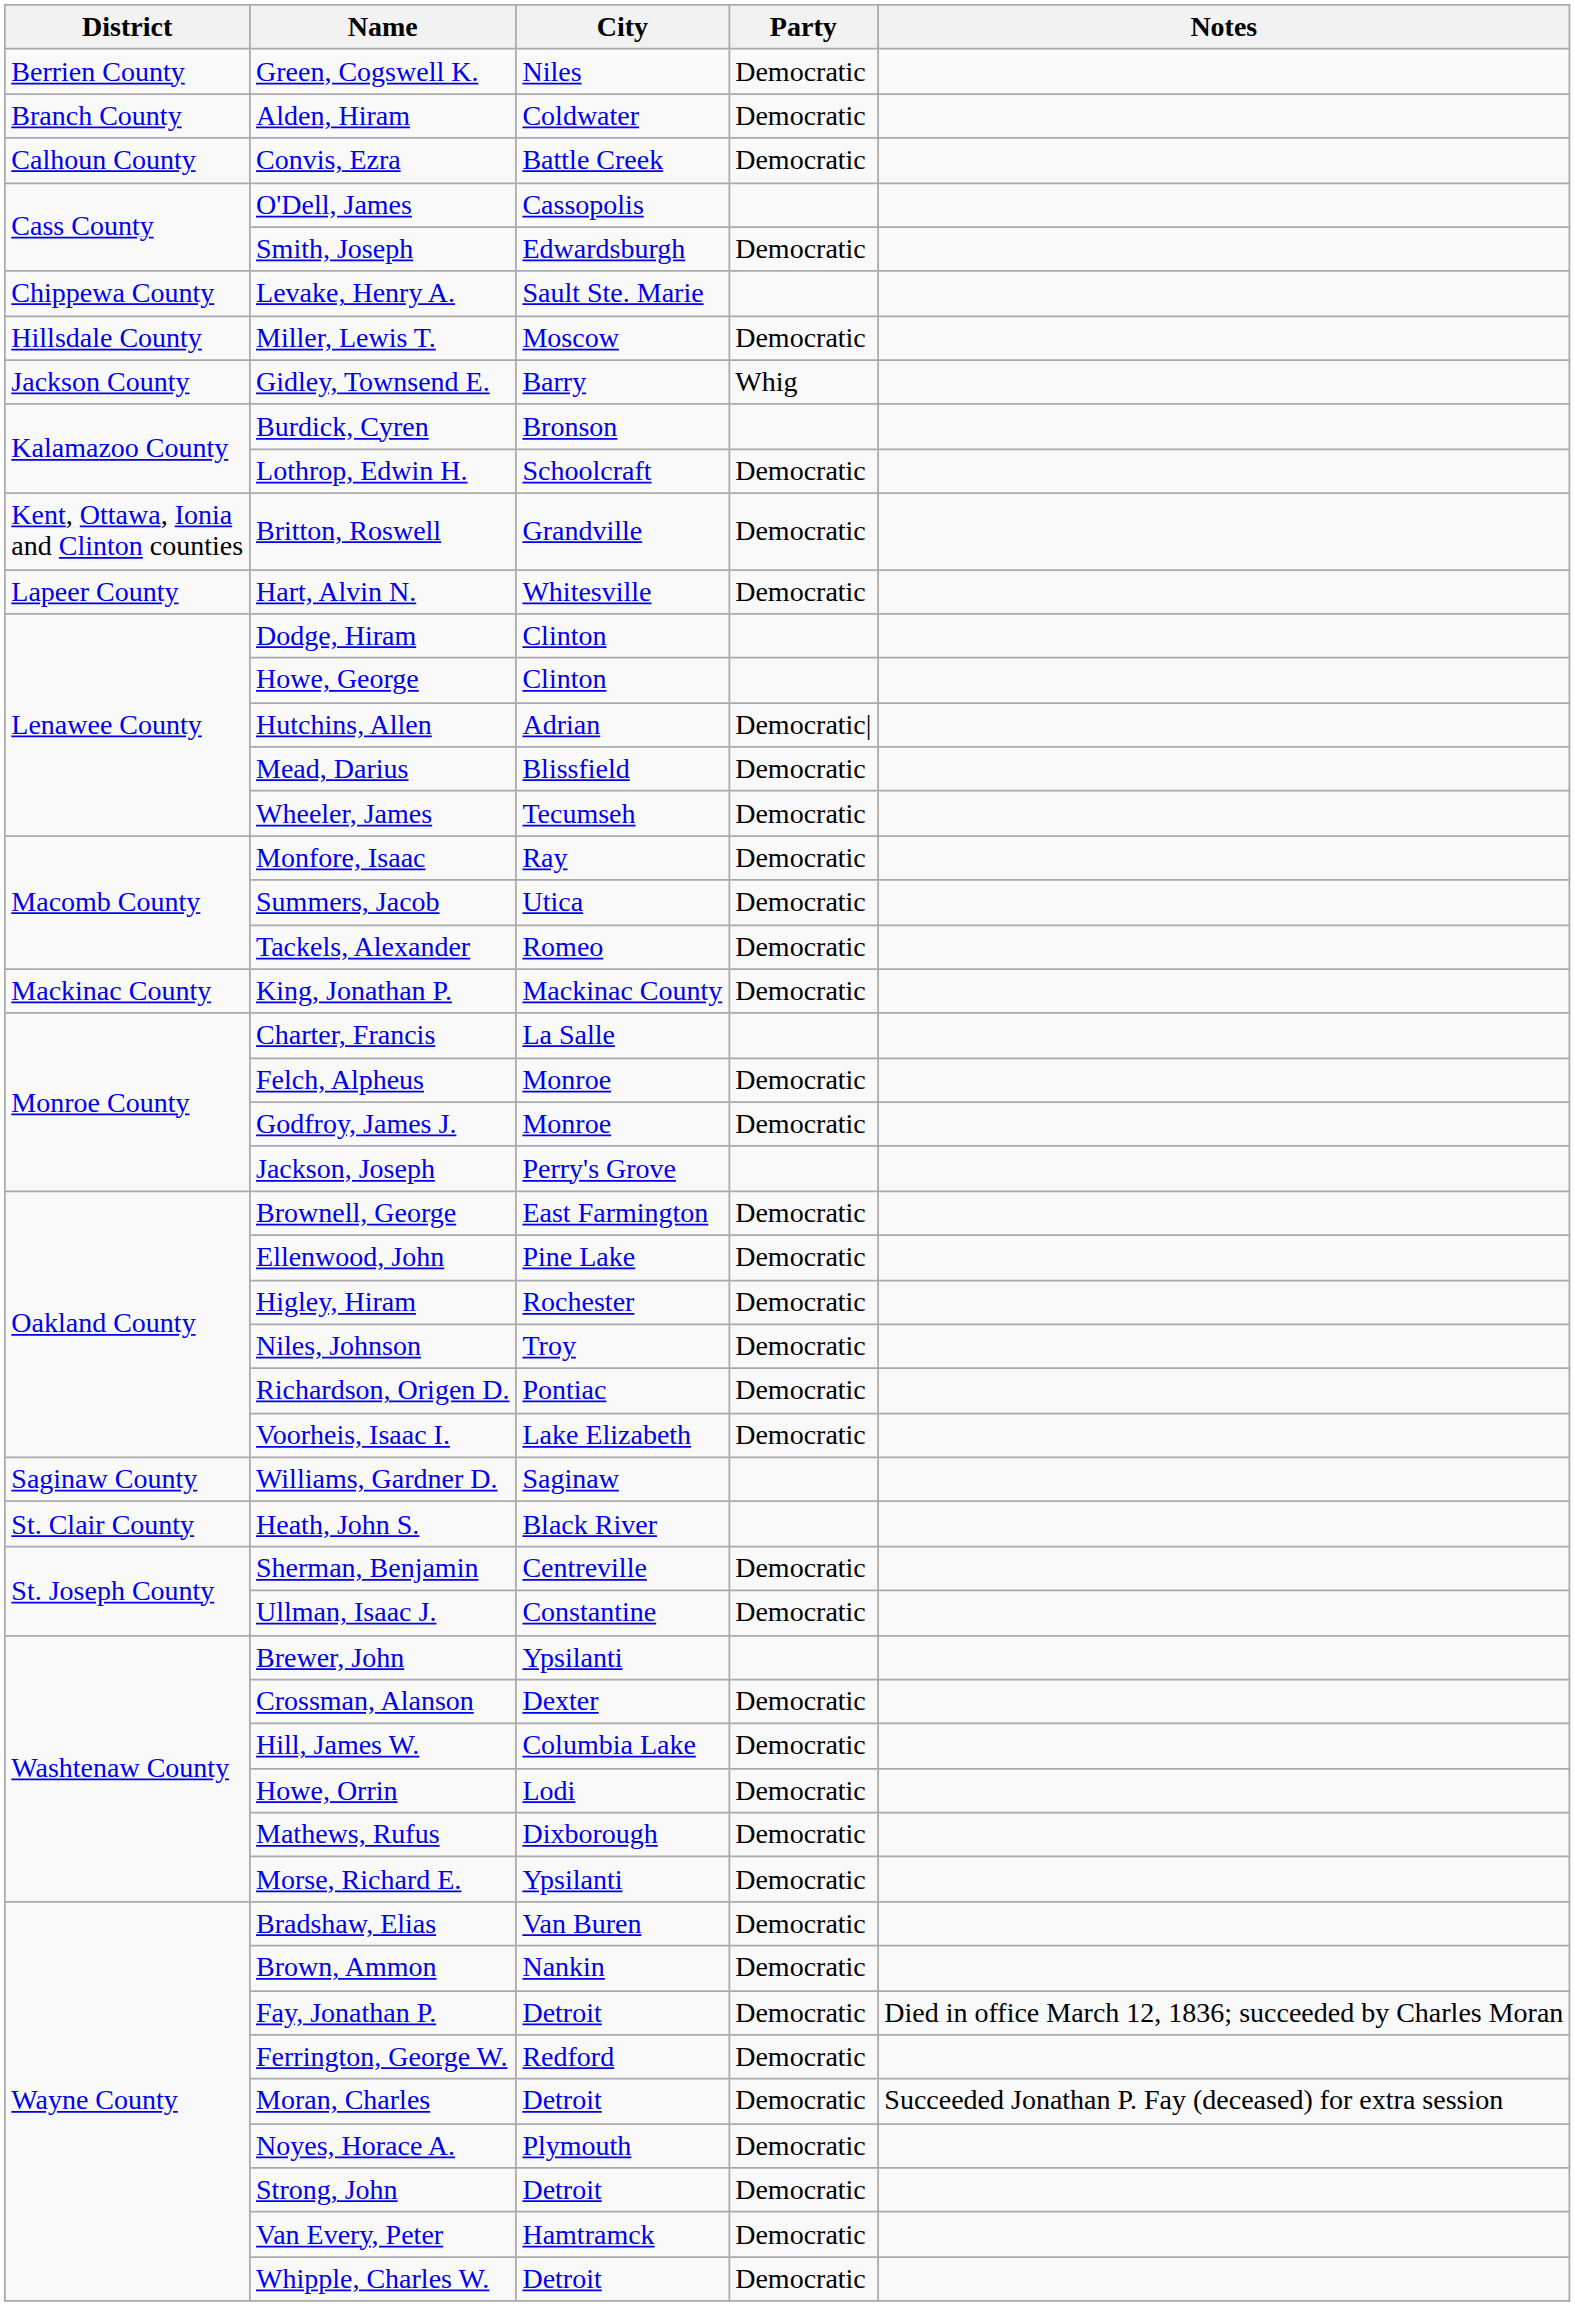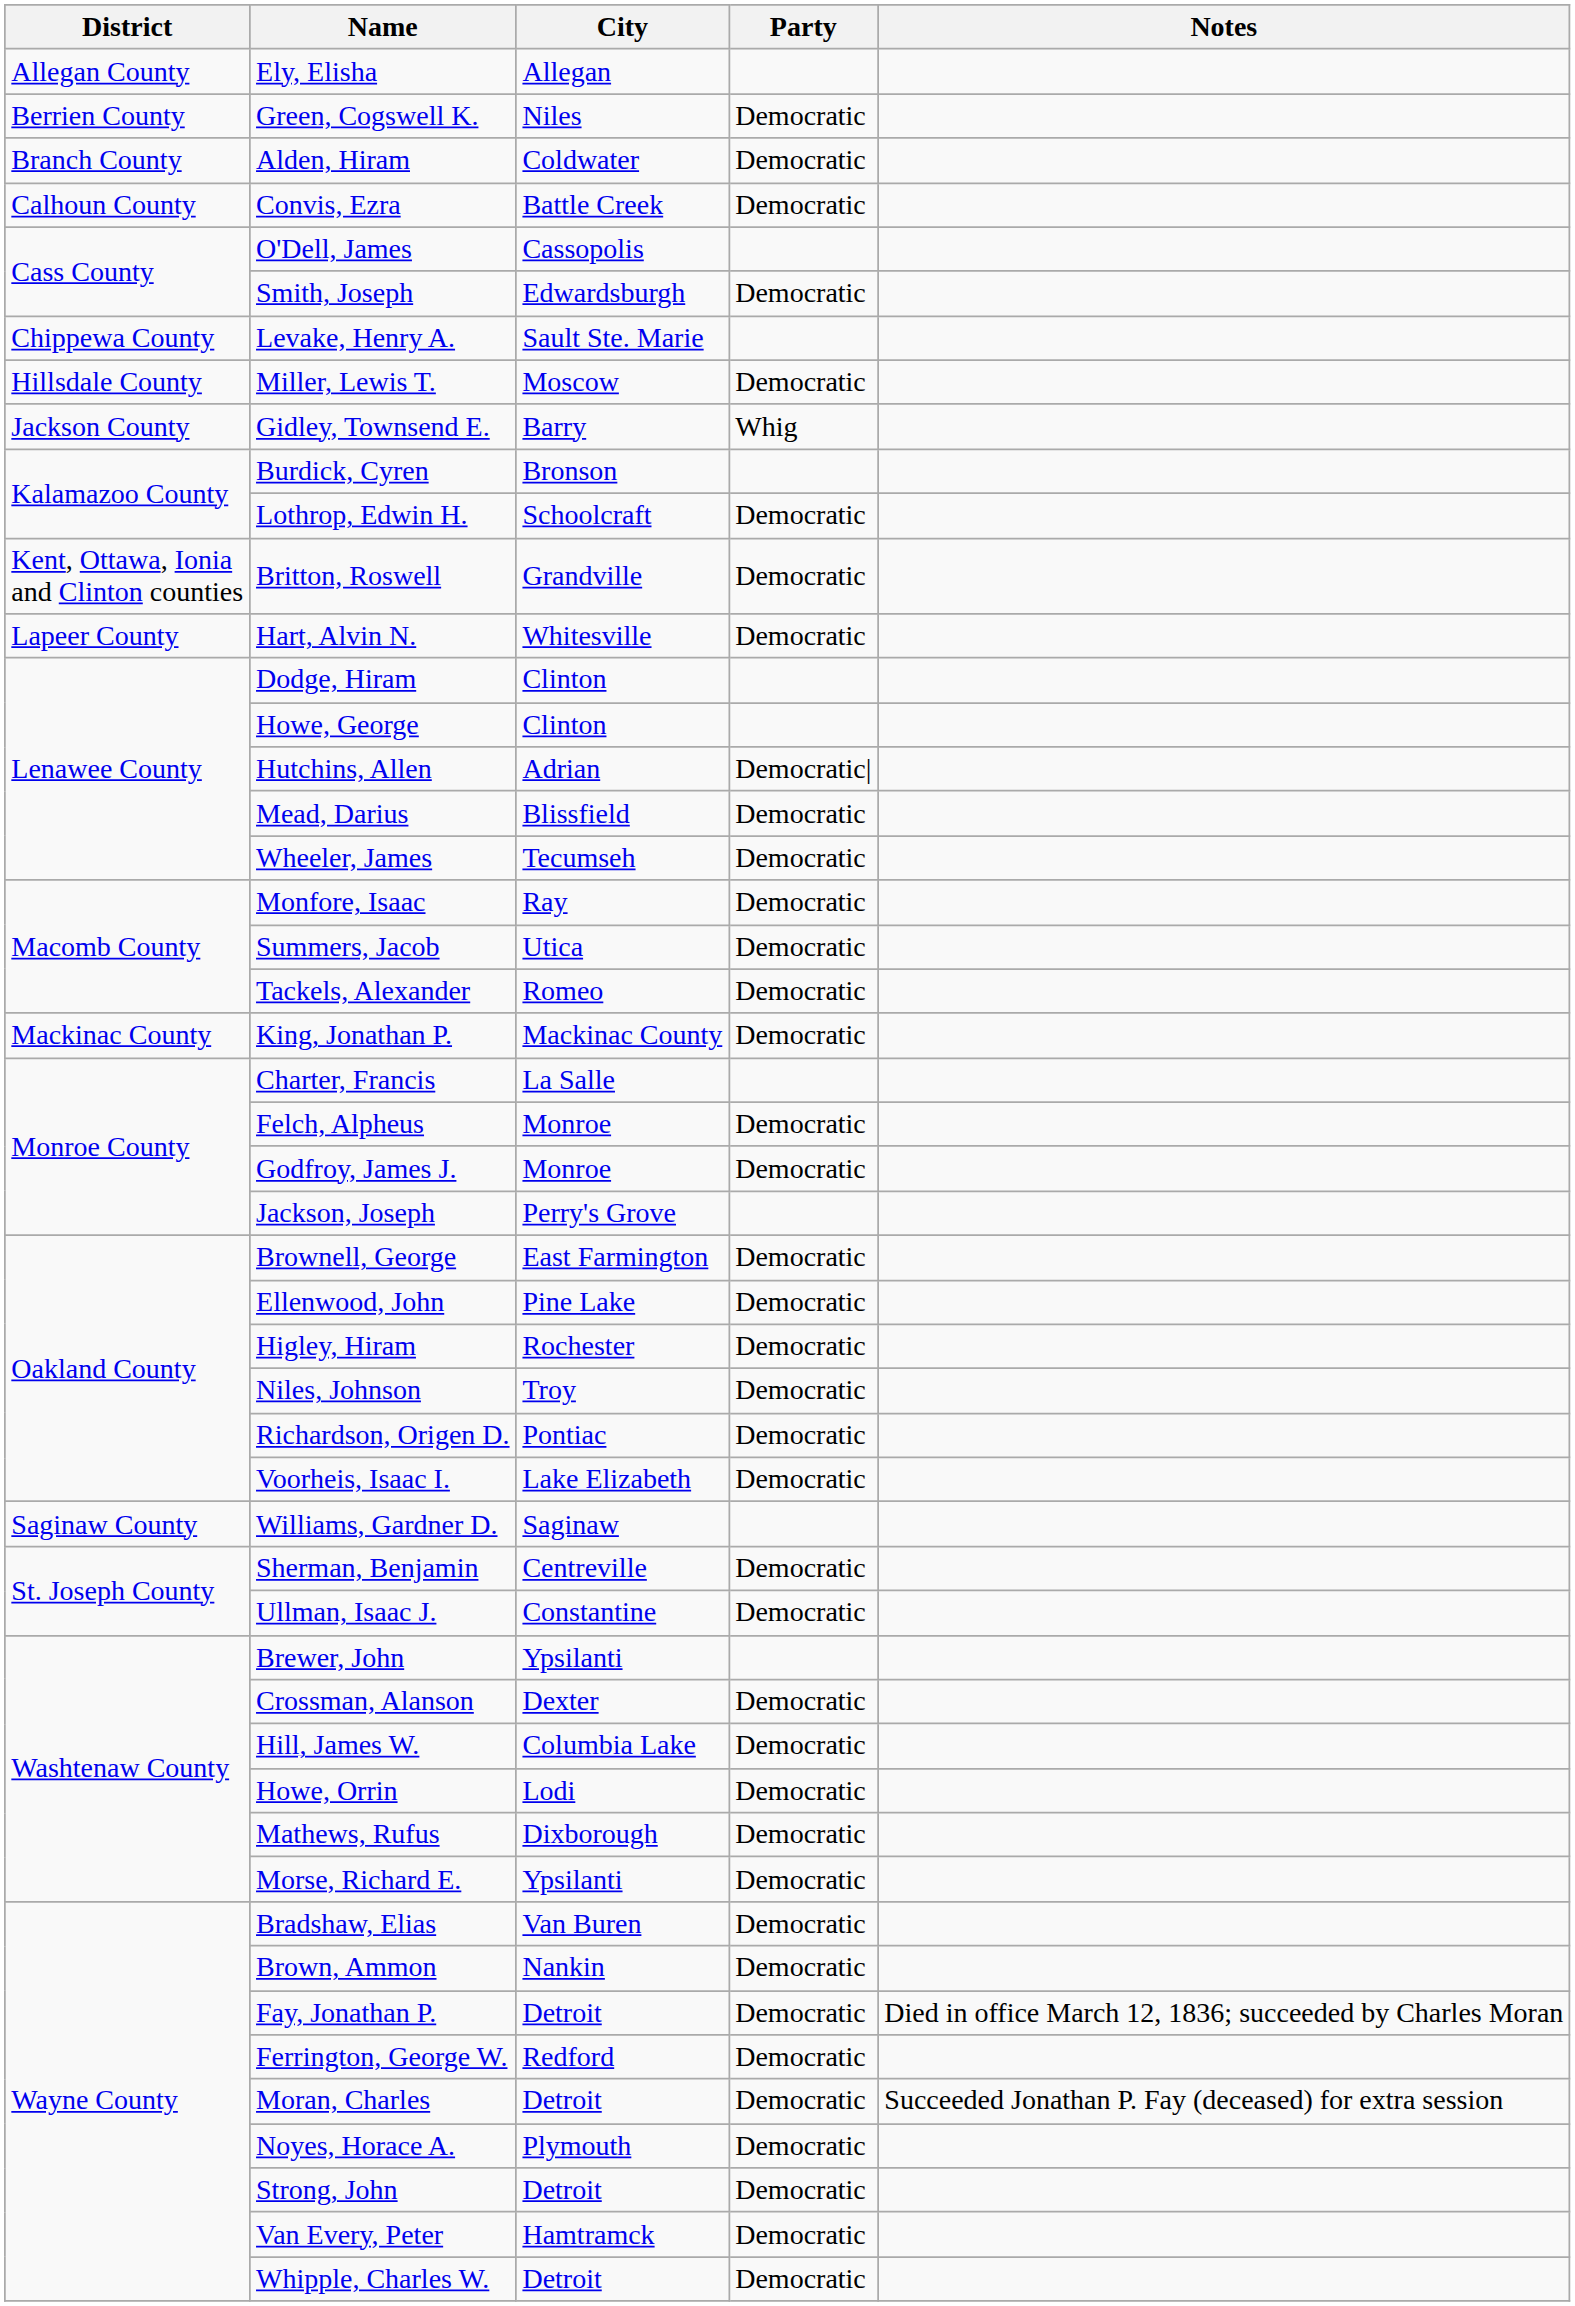+ row: (317, 71)
- row: (338, 1523)
